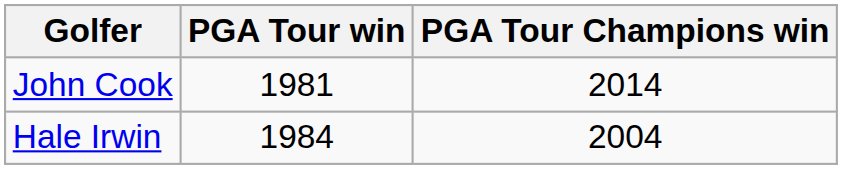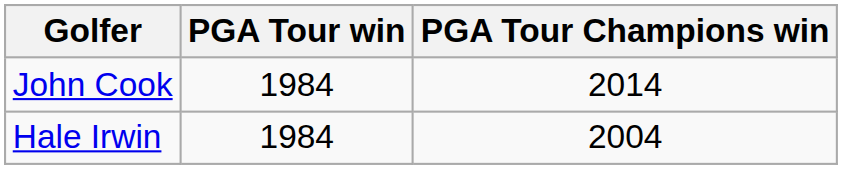(297, 84) 1981 -> (297, 84) 1984
